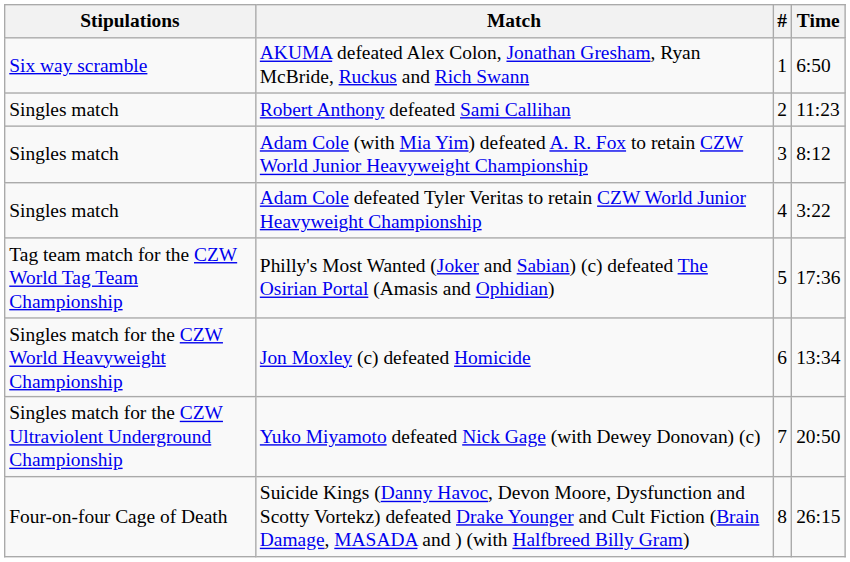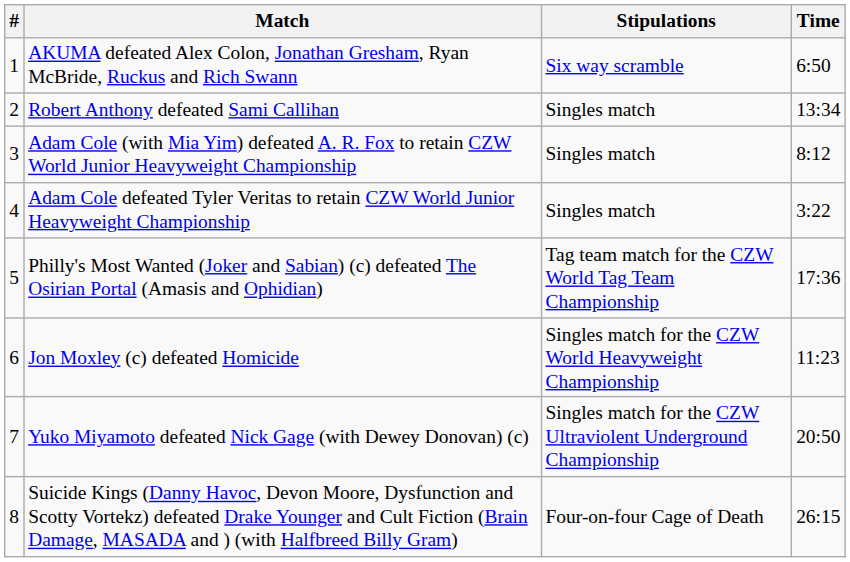columns swapped: (782, 20) <-> (130, 20)
(818, 109) 11:23 -> (818, 109) 13:34
(818, 357) 13:34 -> (818, 357) 11:23
